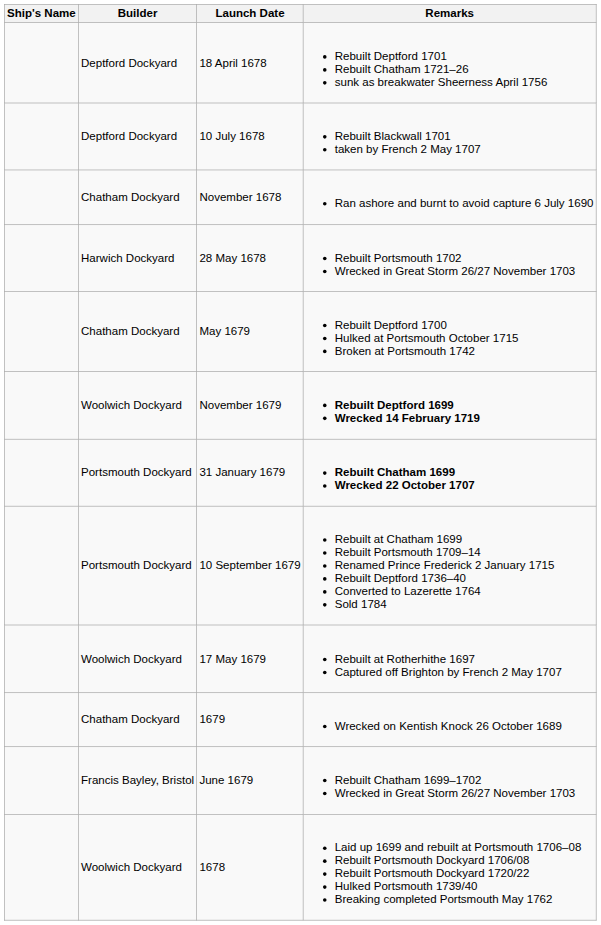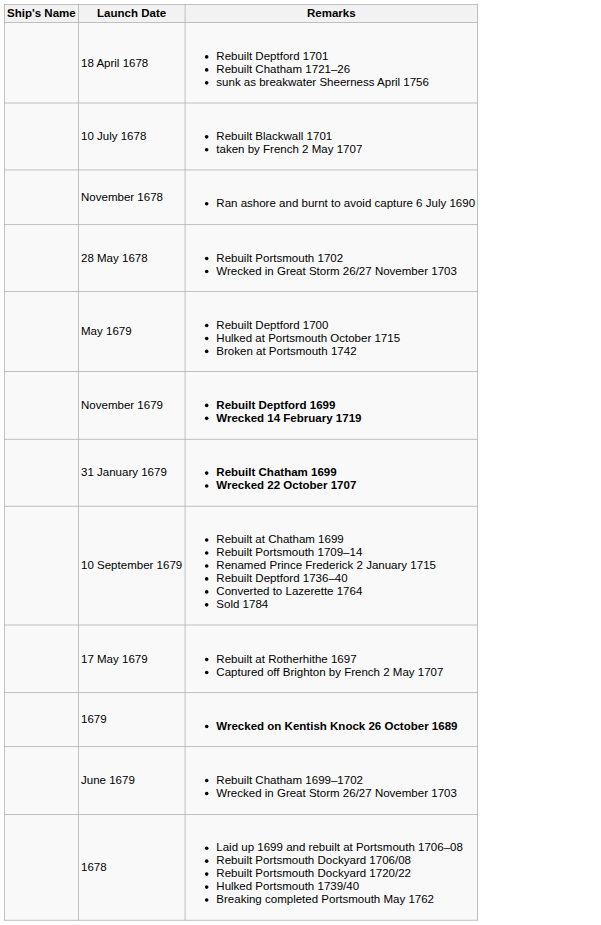- column: (138, 13)
(450, 726) normal -> (331, 726) bold
